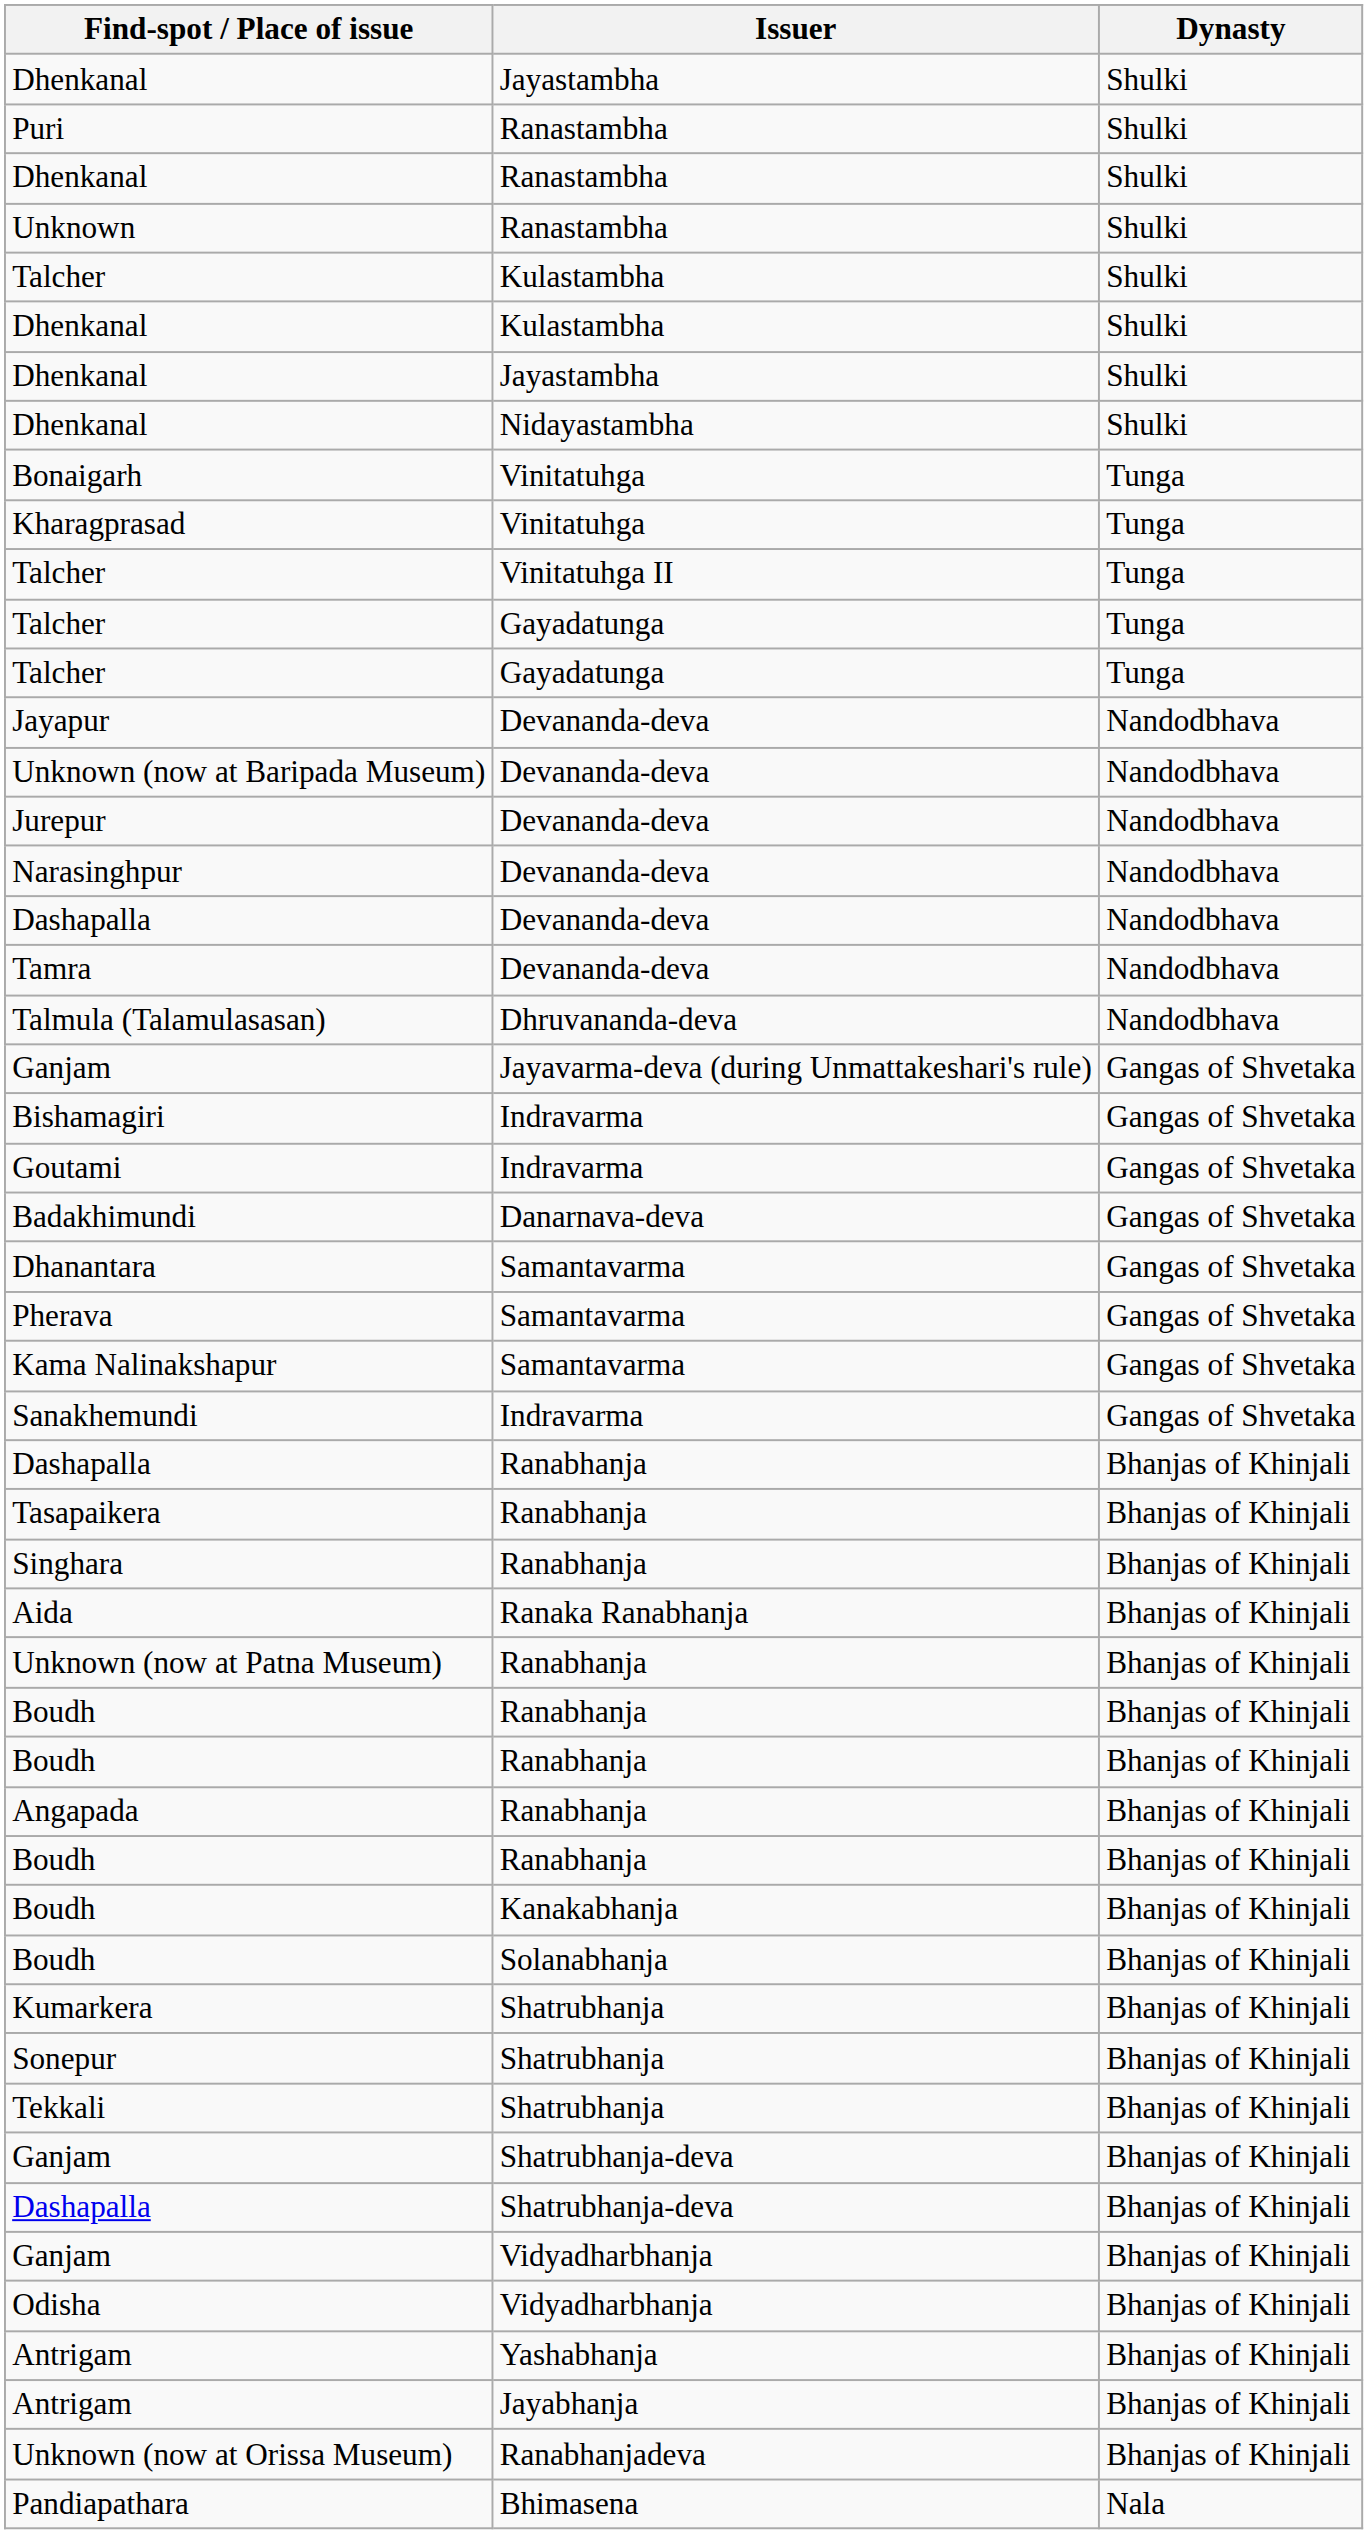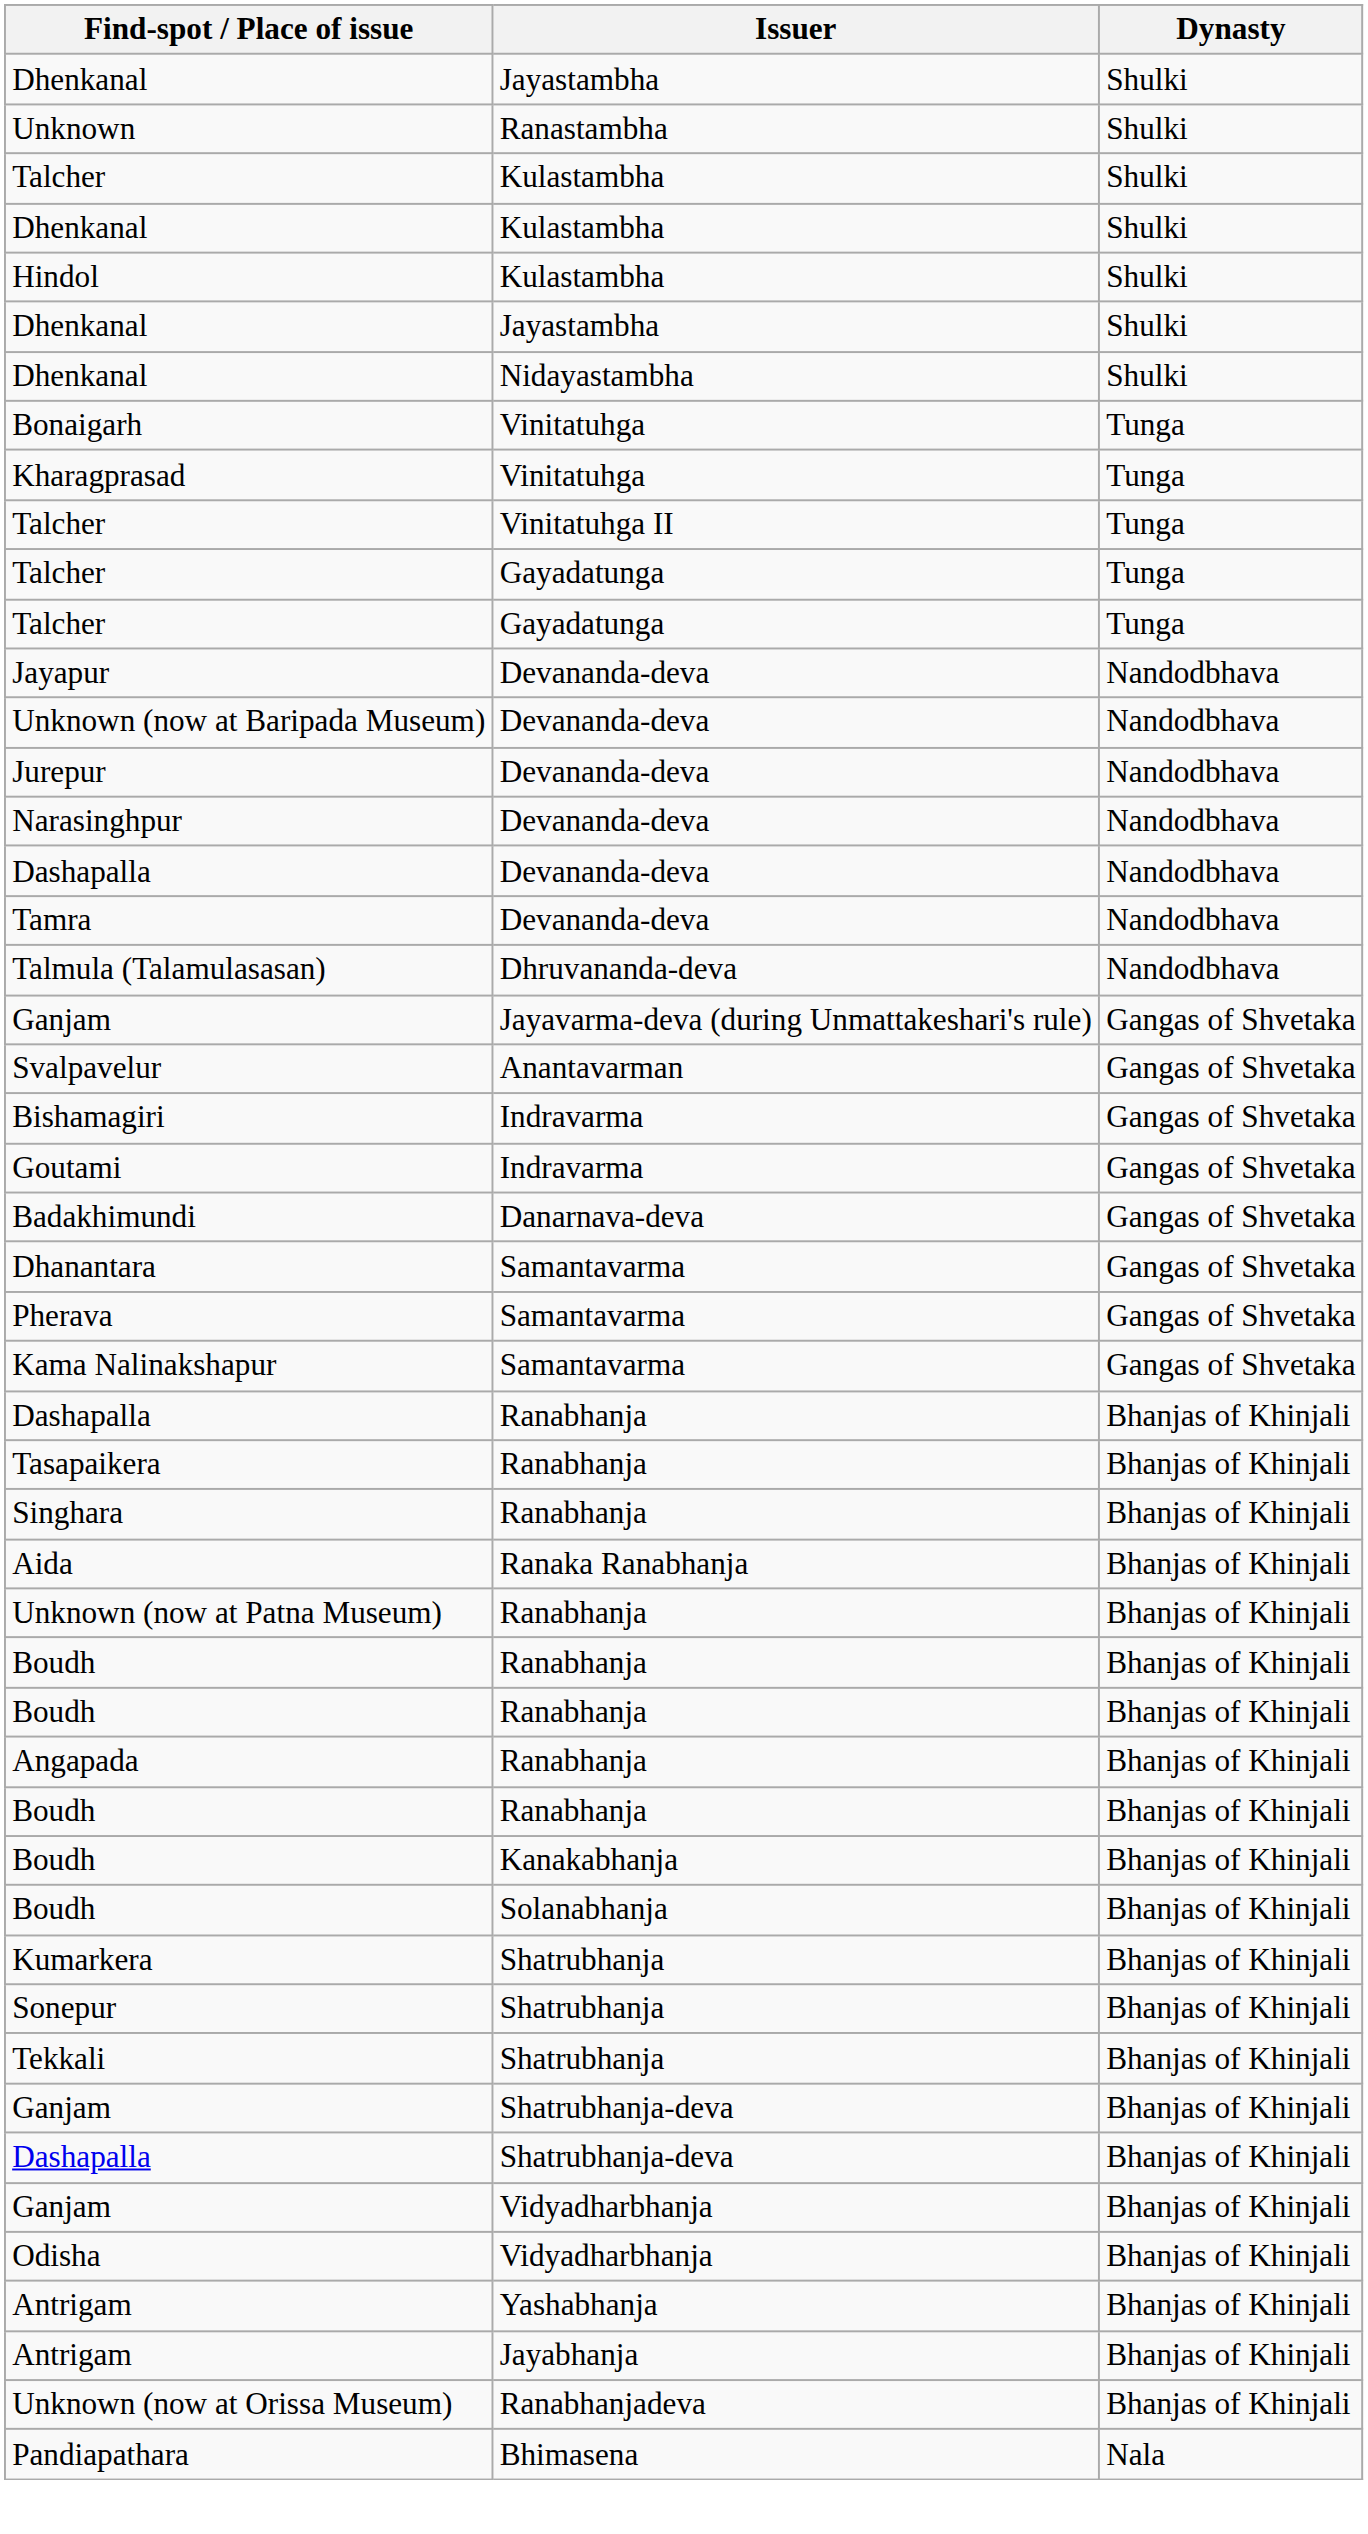- row: (38, 128)
- row: (80, 177)
+ row: (56, 276)
+ row: (87, 1068)
- row: (105, 1414)
